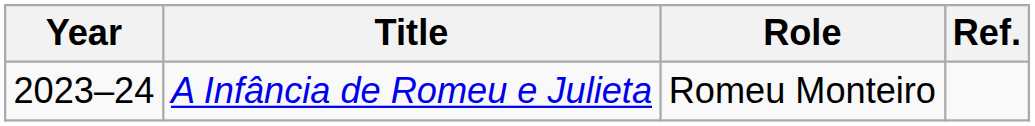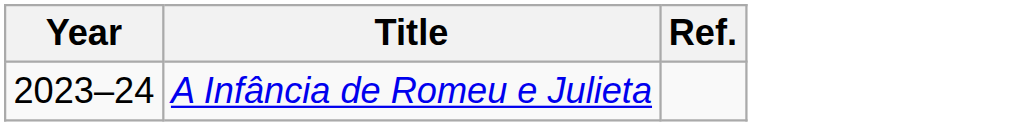- column: (802, 33)
